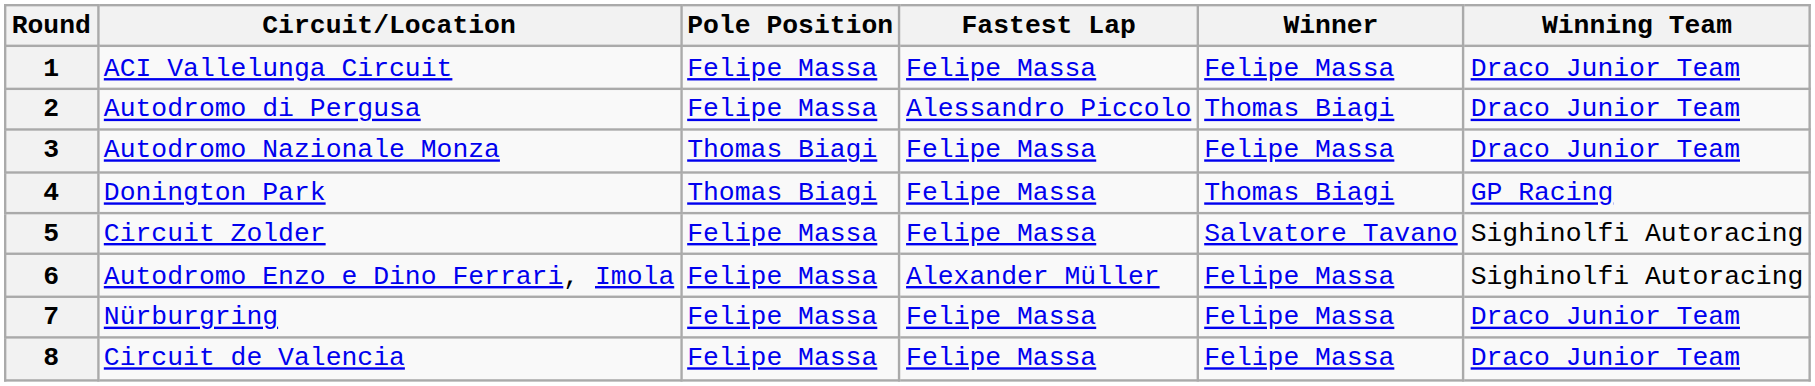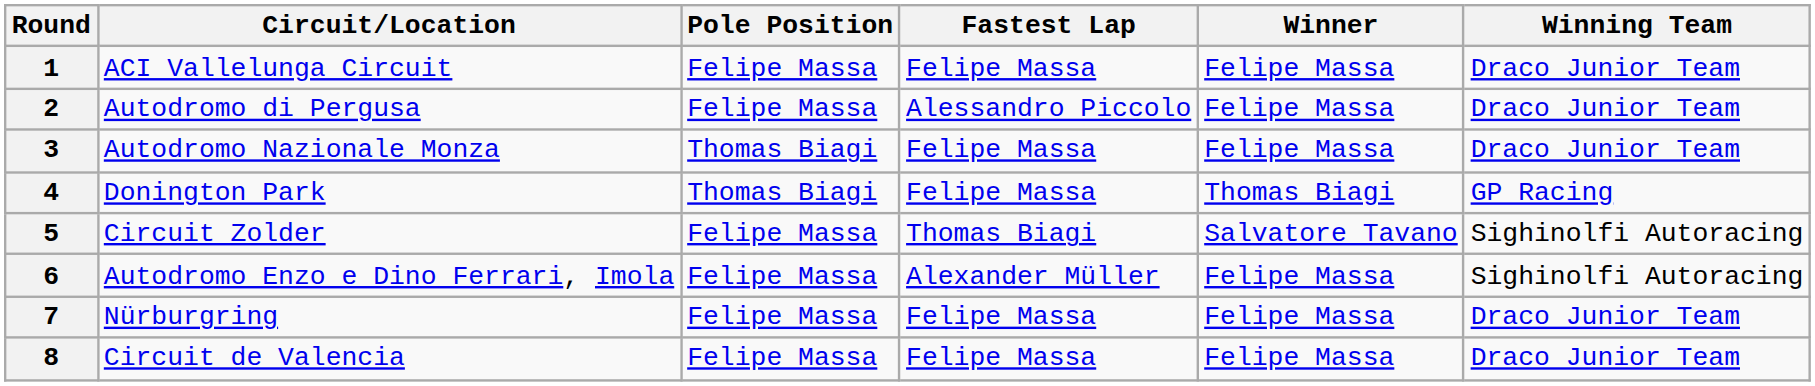(1299, 109) Thomas Biagi -> (1299, 109) Felipe Massa
(1001, 234) Felipe Massa -> (1001, 234) Thomas Biagi
